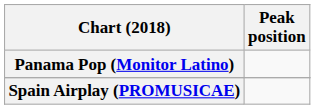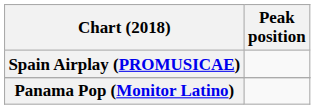rows swapped: (124, 63) <-> (124, 90)
